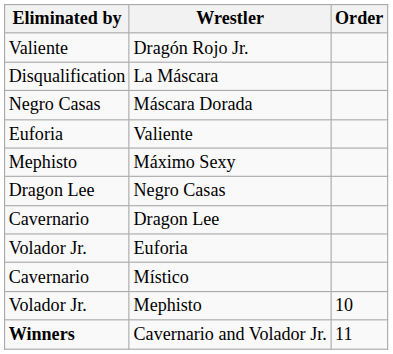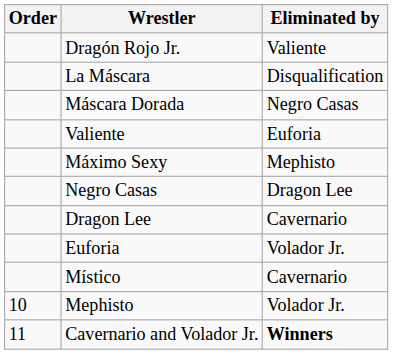columns swapped: (359, 18) <-> (67, 18)
